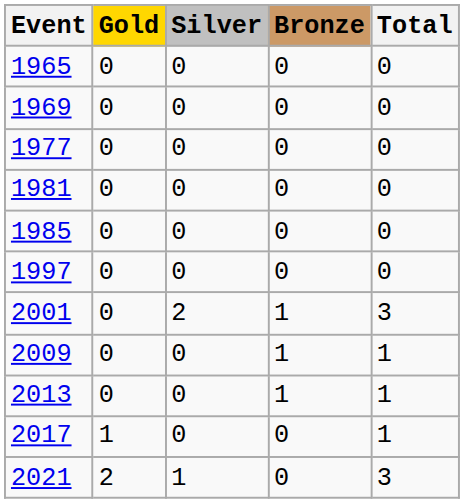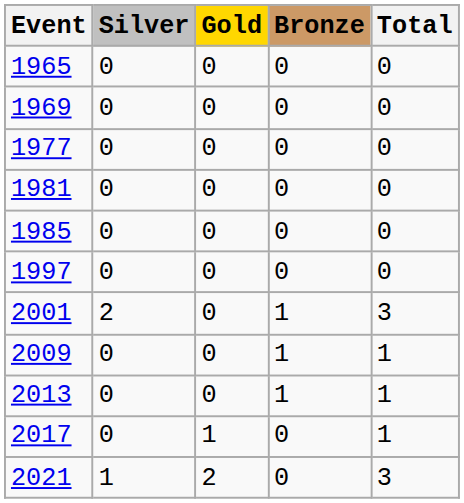columns swapped: (129, 26) <-> (217, 26)
